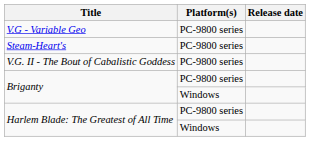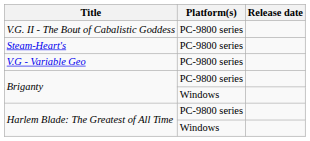rows swapped: (46, 29) <-> (91, 62)
